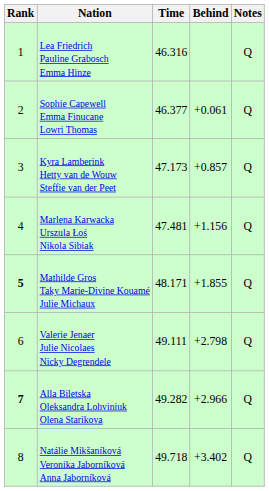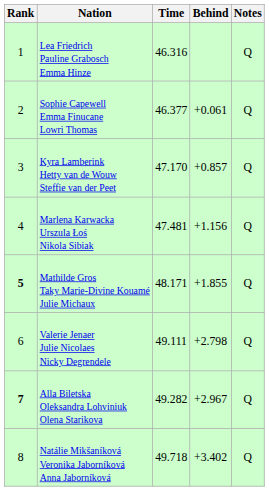(171, 167) 47.173 -> (171, 167) 47.170
(211, 399) +2.966 -> (211, 399) +2.967
